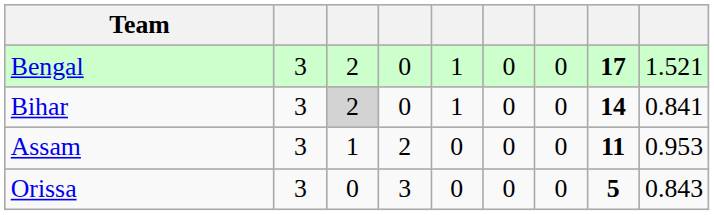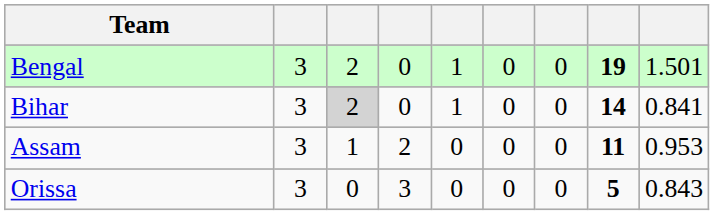(613, 65) 17 -> (613, 65) 19
(674, 65) 1.521 -> (674, 65) 1.501
